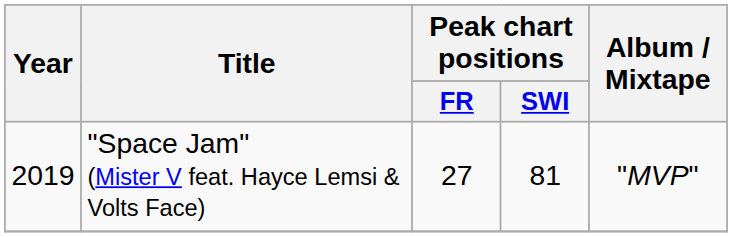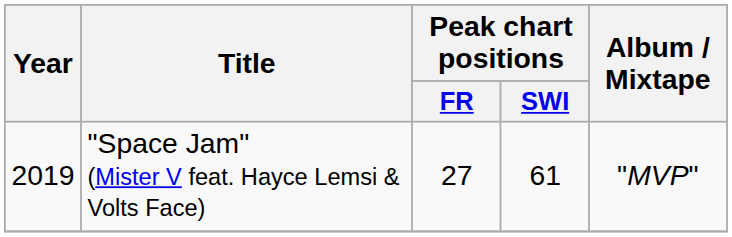(545, 175) 81 -> (545, 175) 61
